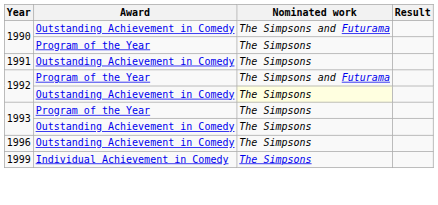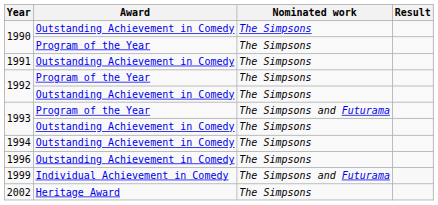(315, 29) The Simpsons and Futurama -> (275, 29) The Simpsons
(315, 78) The Simpsons and Futurama -> (275, 78) The Simpsons
(275, 94) lightyellow background -> (275, 94) no background
(275, 110) The Simpsons -> (315, 110) The Simpsons and Futurama
+ row: (19, 143)
(275, 159) The Simpsons -> (315, 176) The Simpsons and Futurama
+ row: (19, 192)
